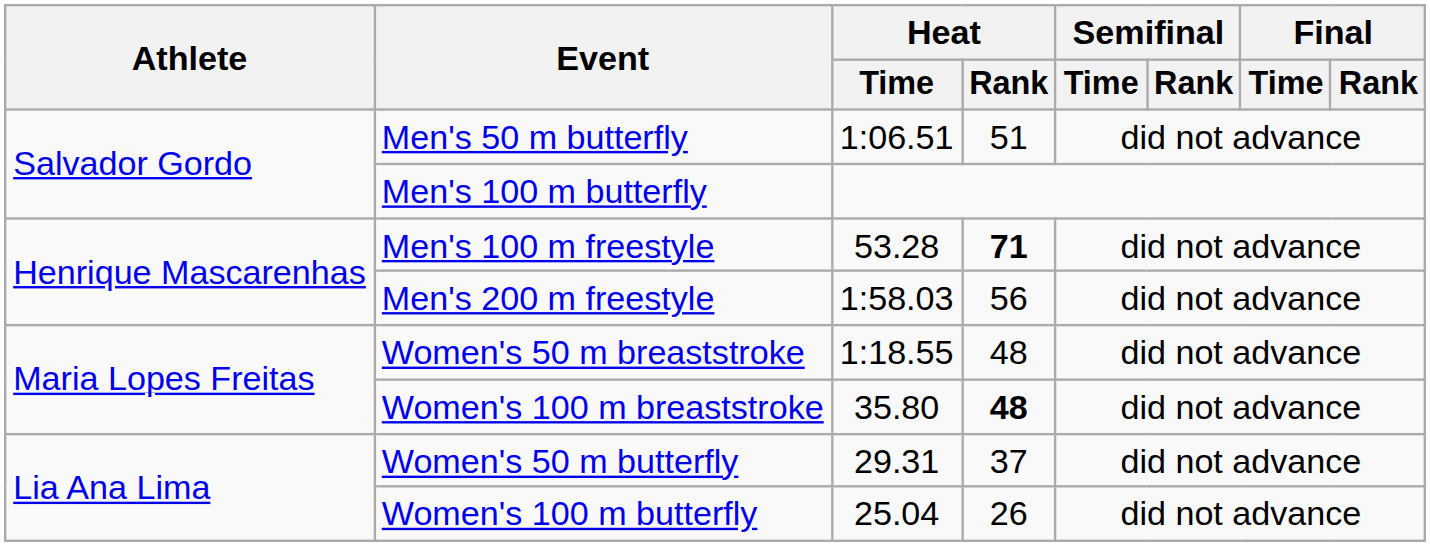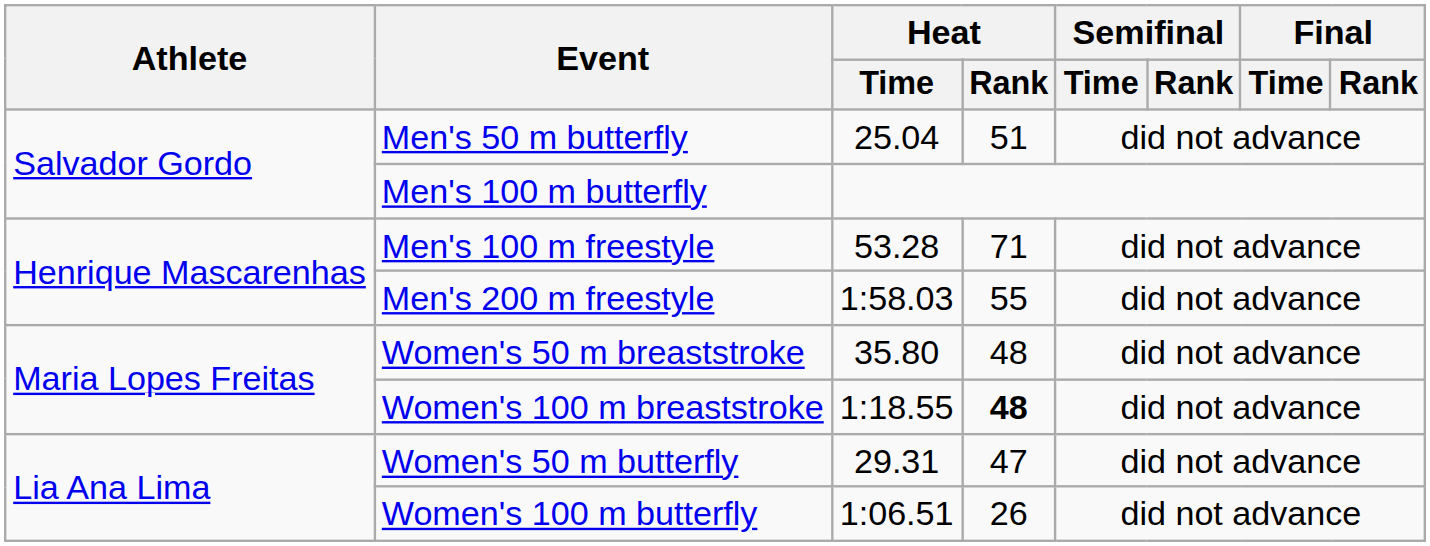(897, 137) 1:06.51 -> (897, 137) 25.04
(1009, 245) bold -> (1009, 245) normal
(1009, 299) 56 -> (1009, 299) 55
(897, 353) 1:18.55 -> (897, 353) 35.80
(897, 407) 35.80 -> (897, 407) 1:18.55
(1009, 461) 37 -> (1009, 461) 47
(897, 515) 25.04 -> (897, 515) 1:06.51
